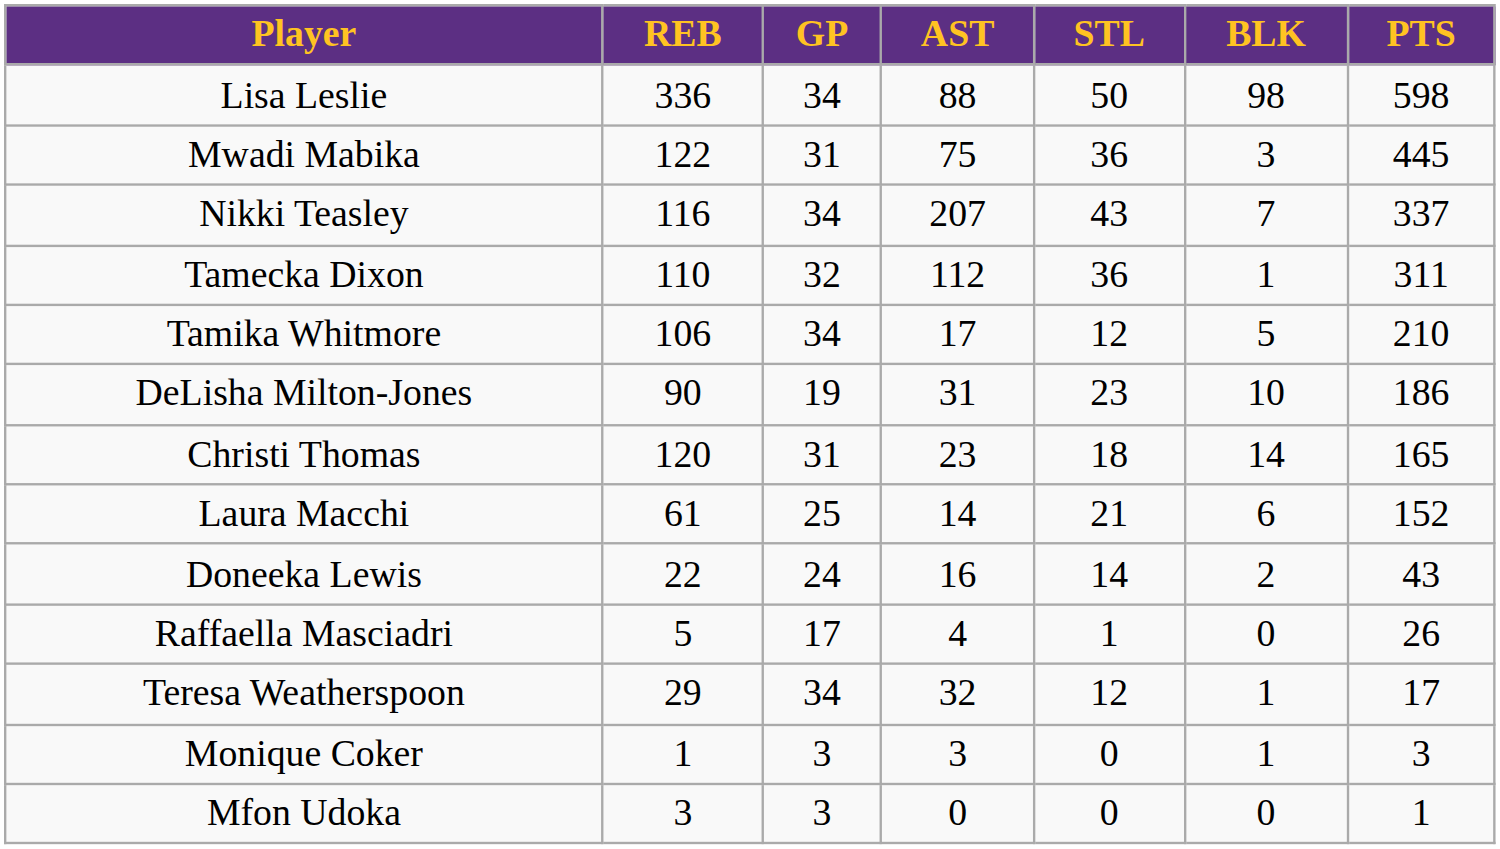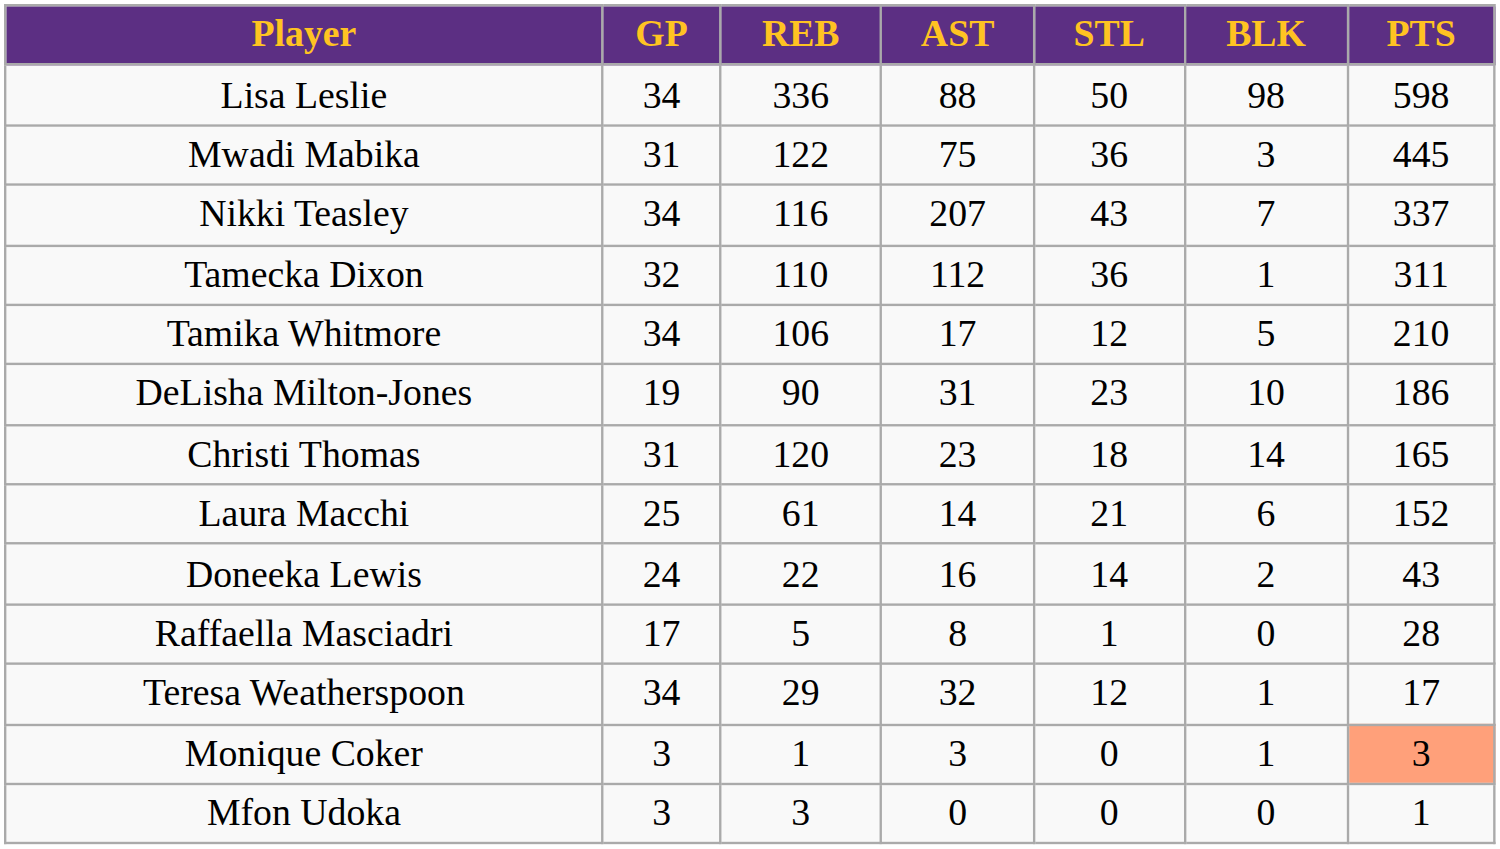columns swapped: (822, 34) <-> (683, 34)
(958, 633) 4 -> (958, 633) 8
(1421, 633) 26 -> (1421, 633) 28
(1421, 753) no background -> (1421, 753) lightsalmon background
